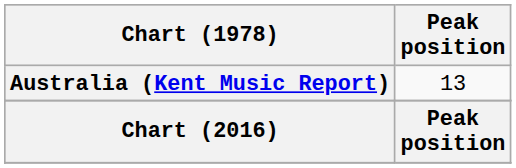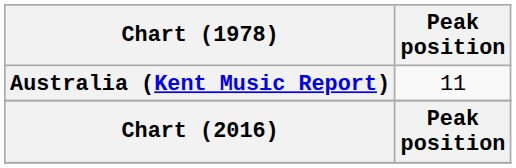(453, 83) 13 -> (453, 83) 11
